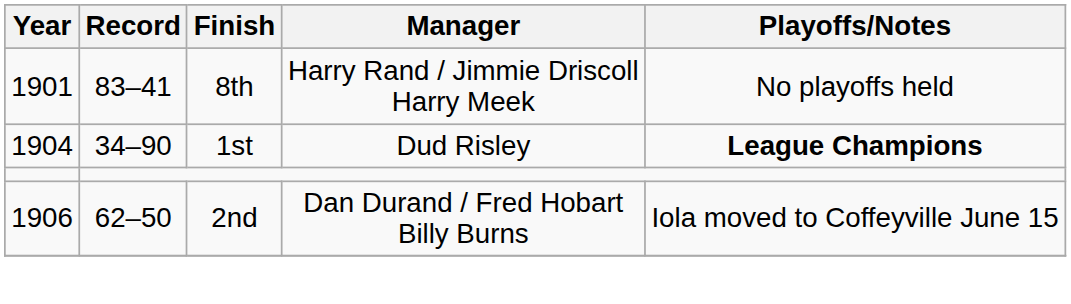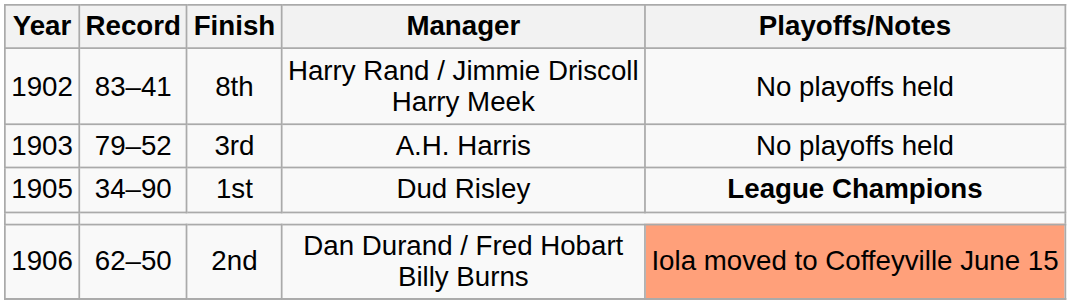(42, 85) 1901 -> (42, 85) 1902
+ row: (234, 145)
(42, 145) 1904 -> (42, 189) 1905
(855, 217) no background -> (855, 261) lightsalmon background
